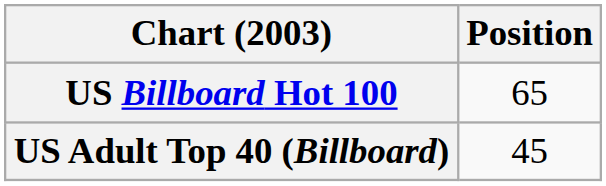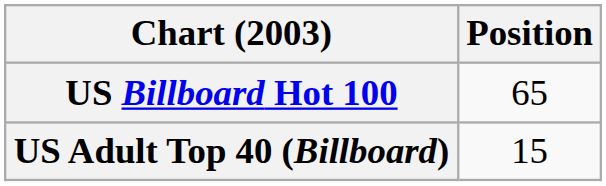(530, 150) 45 -> (530, 150) 15
